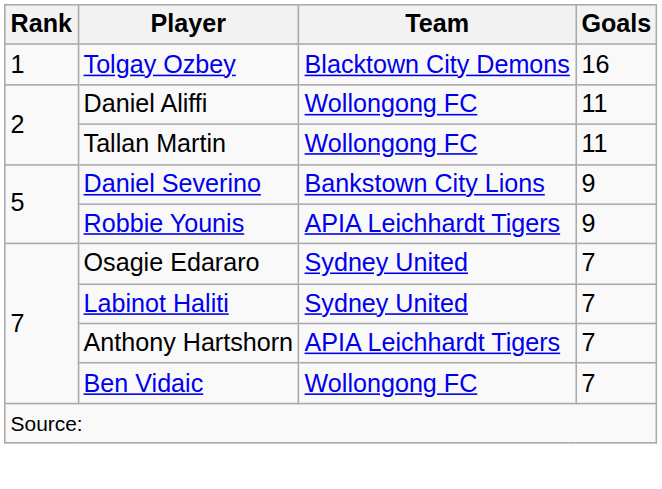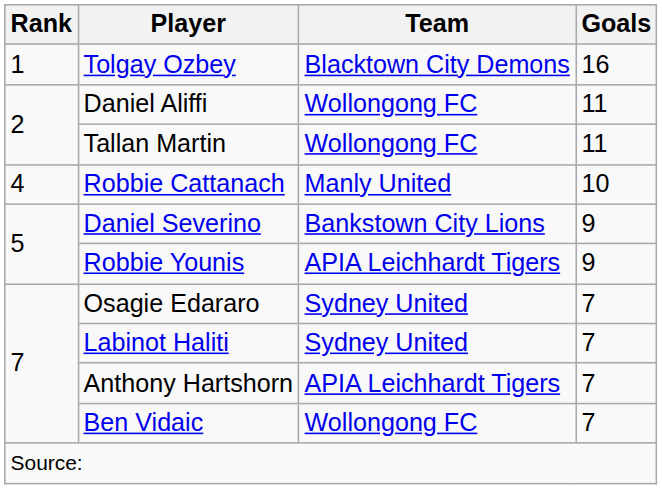+ row: (184, 183)
